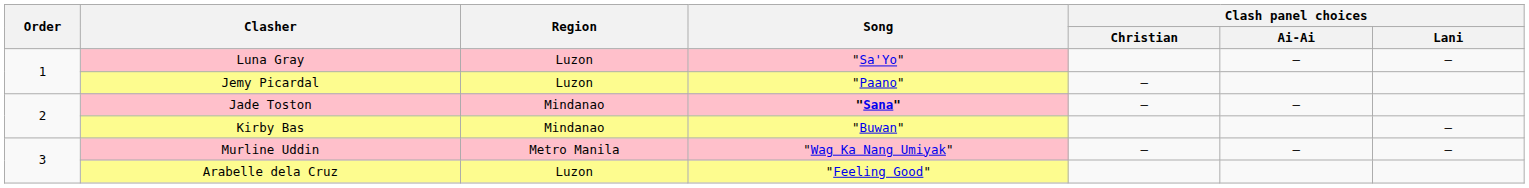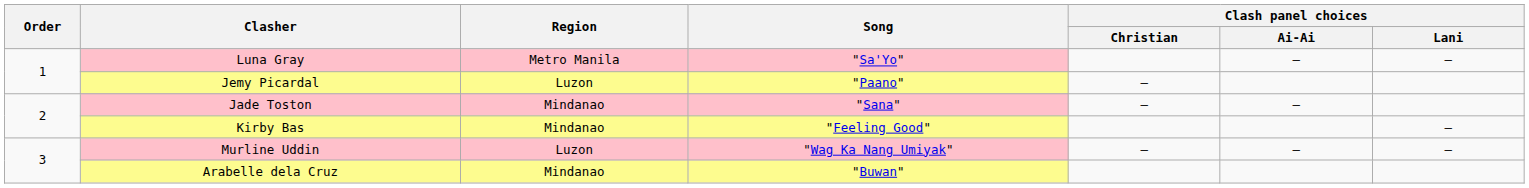(574, 60) Luzon -> (574, 60) Metro Manila
(878, 105) bold -> (878, 105) normal
(878, 127) "Buwan" -> (878, 127) "Feeling Good"
(574, 149) Metro Manila -> (574, 149) Luzon
(574, 171) Luzon -> (574, 171) Mindanao
(878, 171) "Feeling Good" -> (878, 171) "Buwan"
